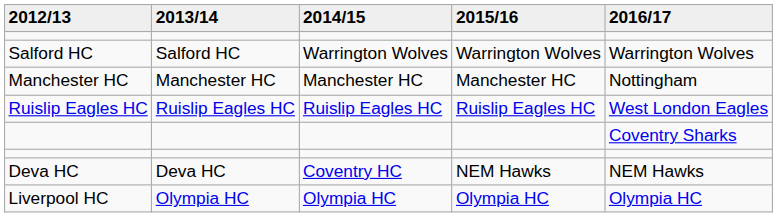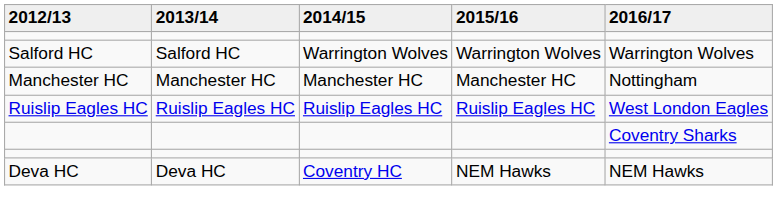- row: (58, 198)
